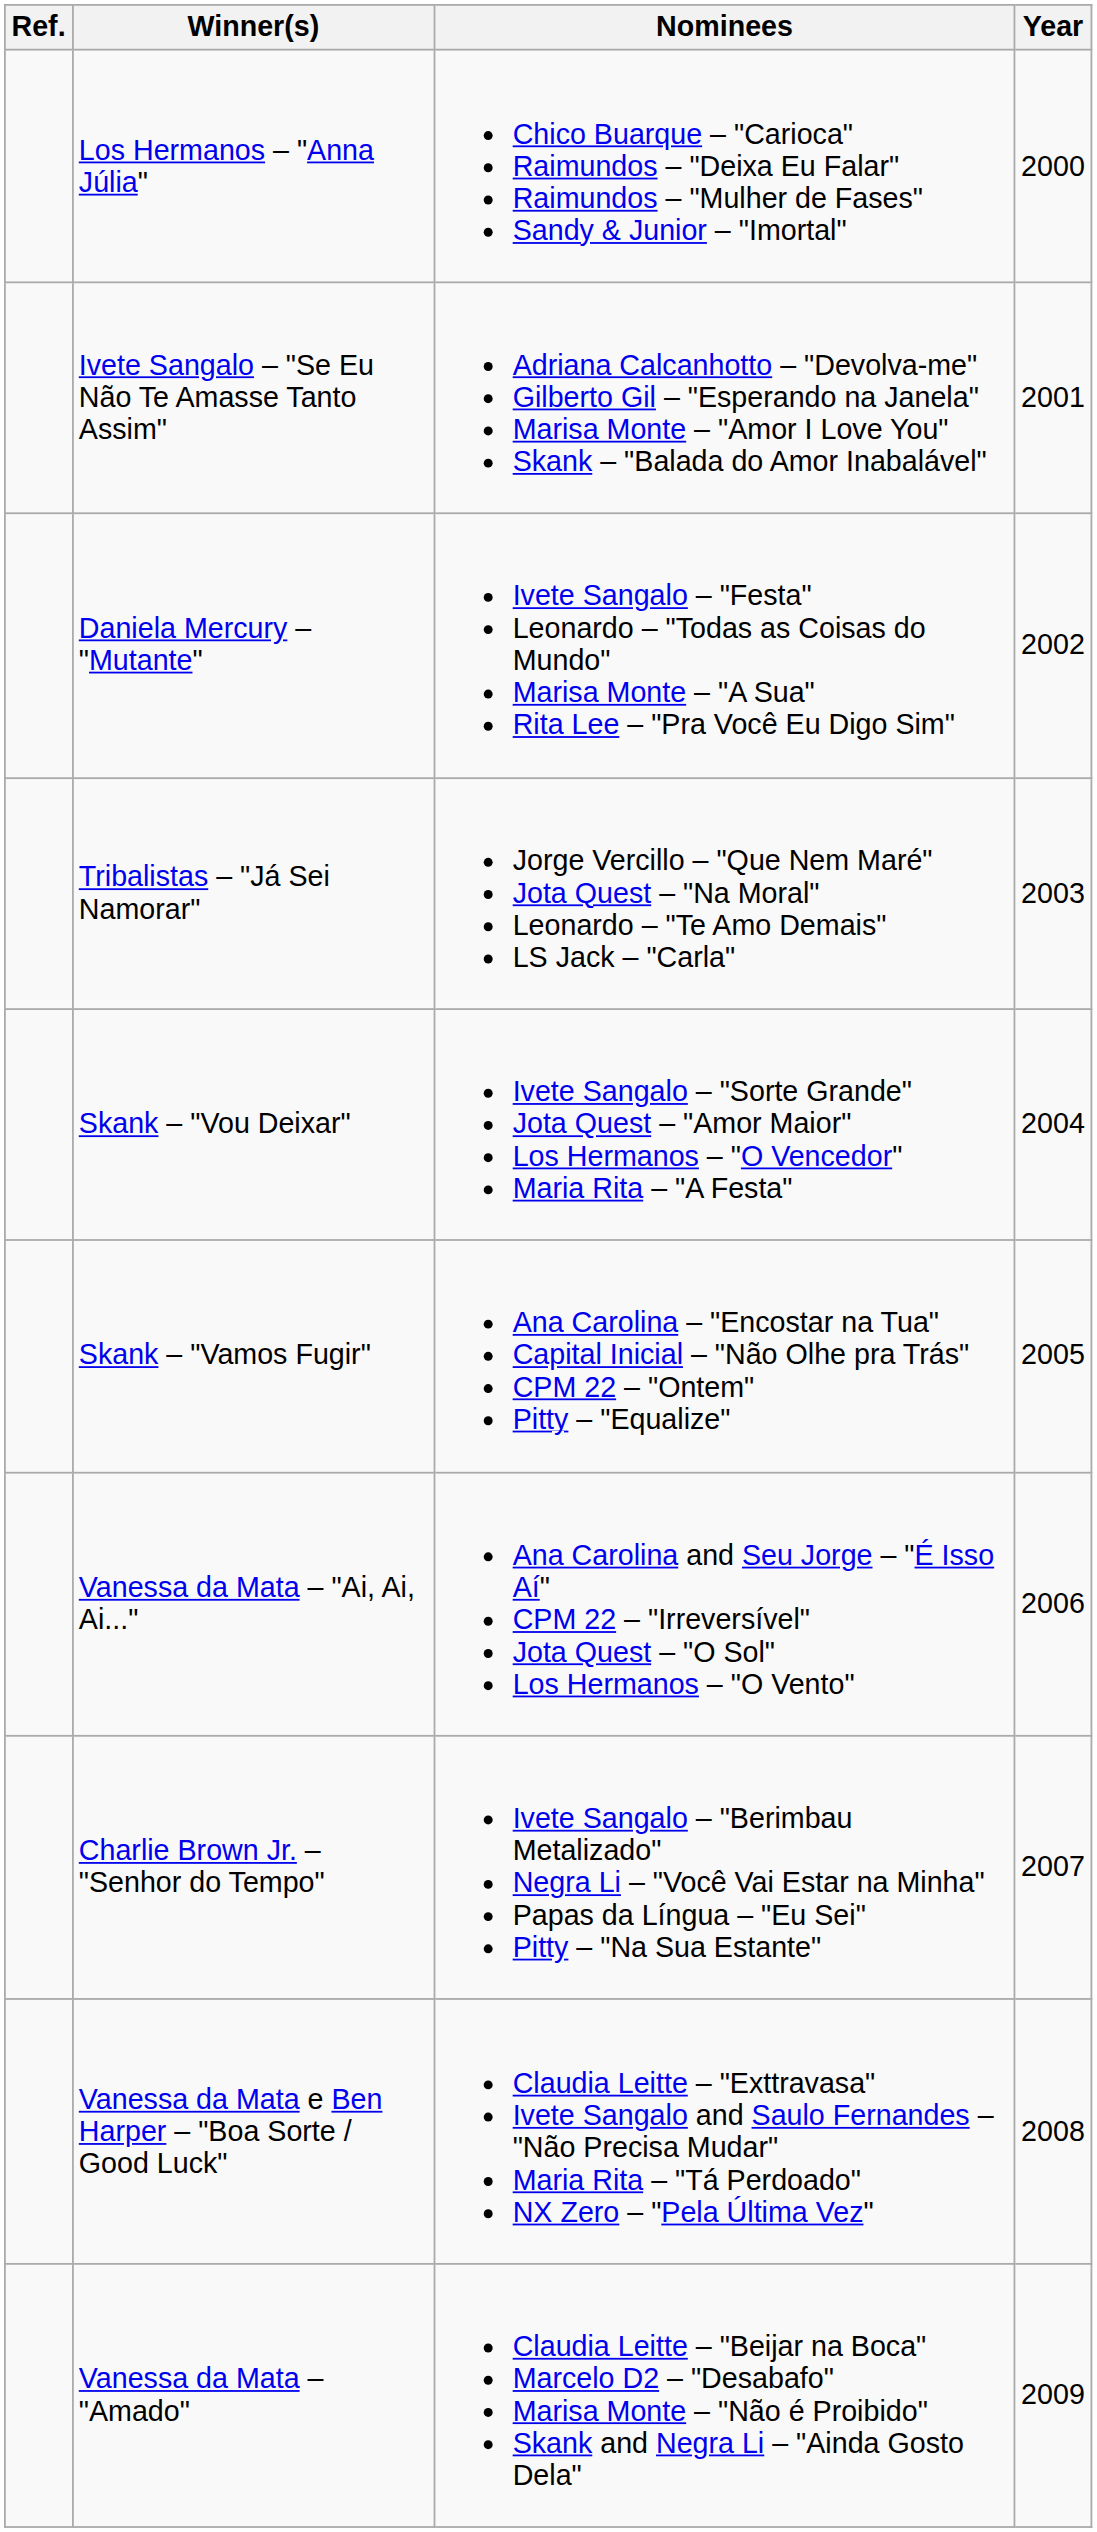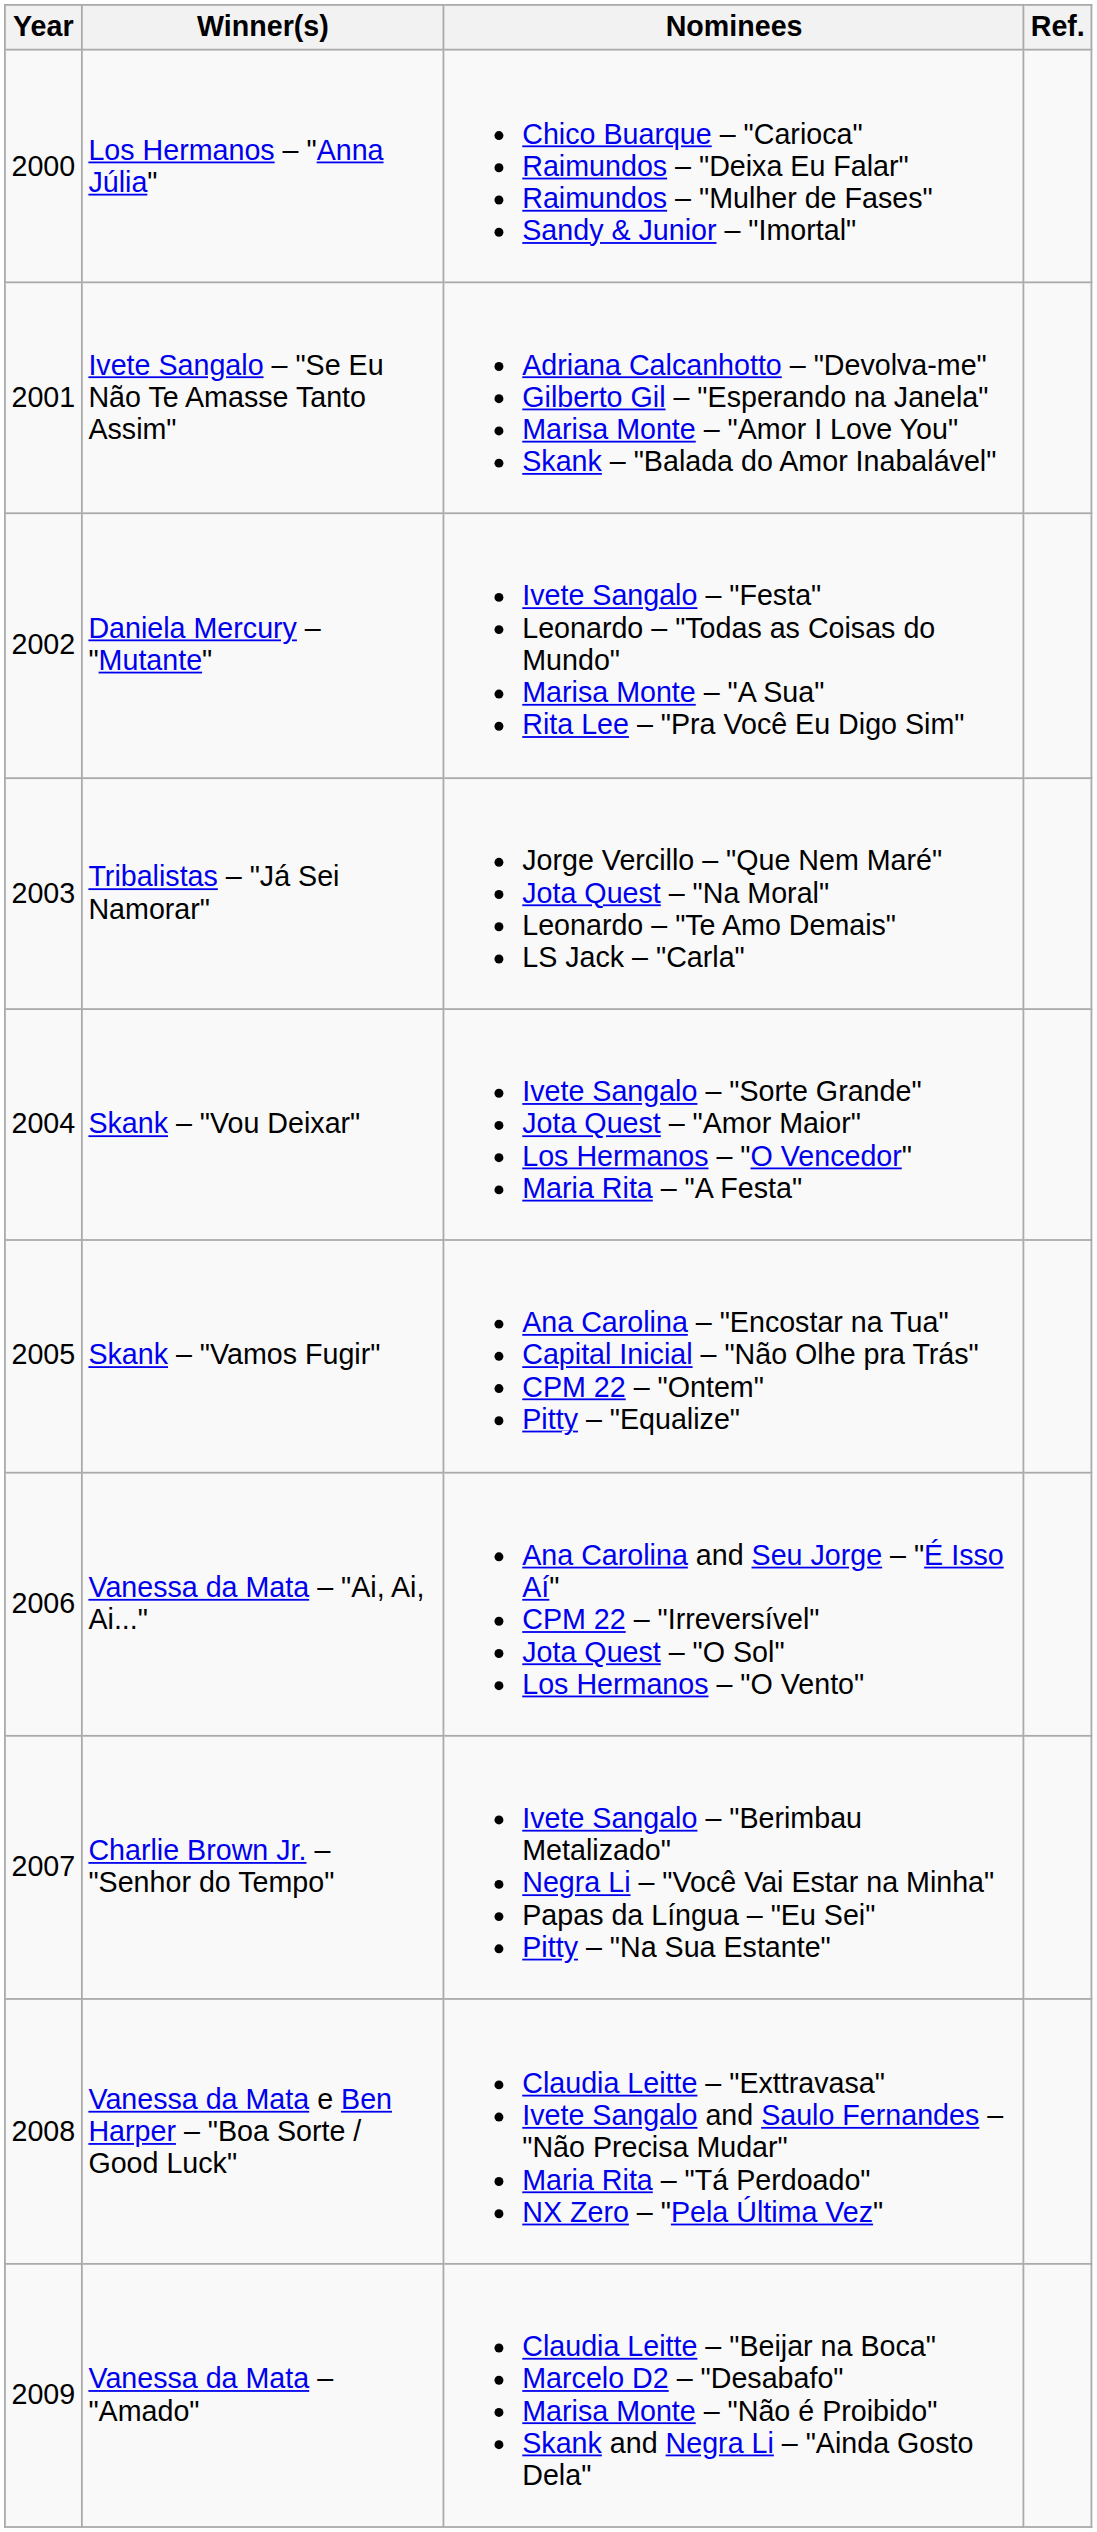columns swapped: (1053, 27) <-> (39, 27)
